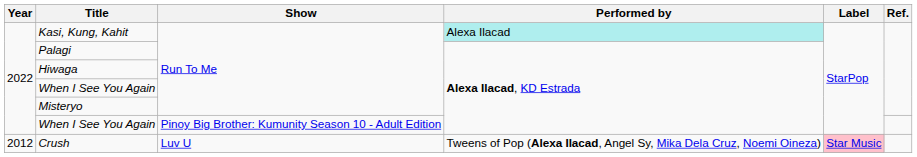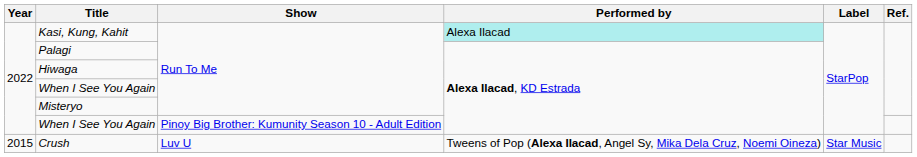(20, 143) 2012 -> (20, 143) 2015
(854, 143) pink background -> (854, 143) no background
